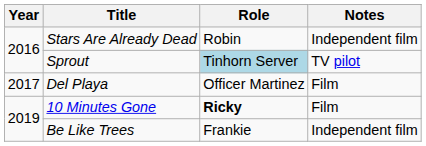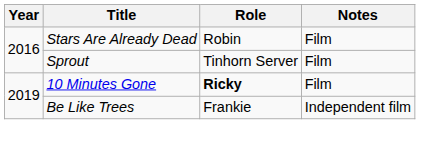(365, 38) Independent film -> (318, 38) Film
(251, 61) lightblue background -> (251, 61) no background
(336, 61) TV pilot -> (318, 61) Film
- row: (77, 84)
